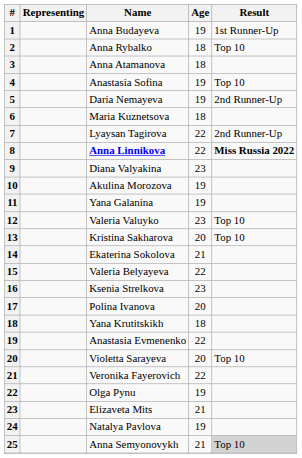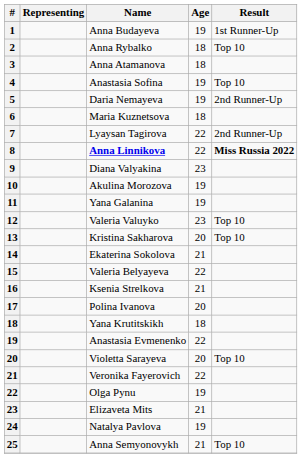(200, 289) 23 -> (200, 289) 21
(230, 444) lightgrey background -> (230, 444) no background
